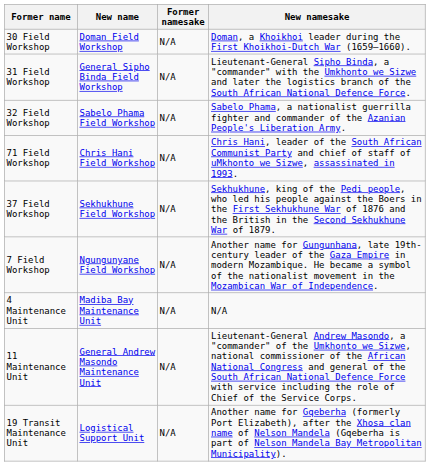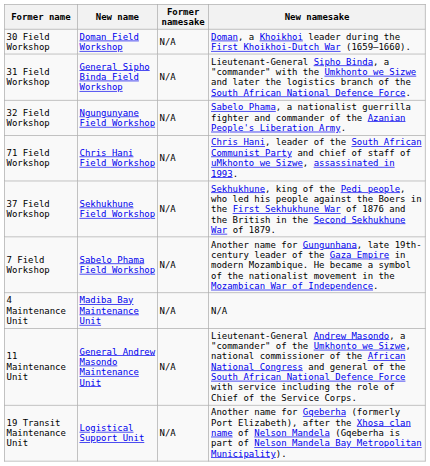(117, 118) Sabelo Phama Field Workshop -> (117, 118) Ngungunyane Field Workshop
(117, 265) Ngungunyane Field Workshop -> (117, 265) Sabelo Phama Field Workshop
